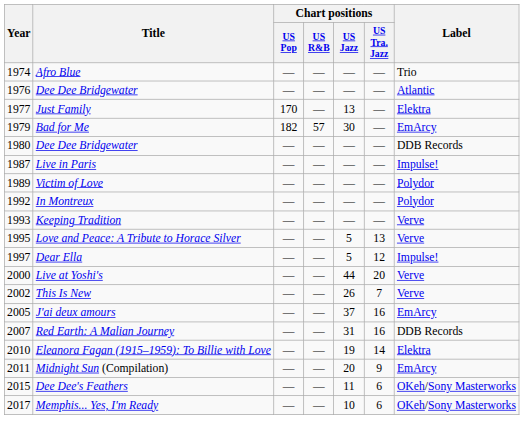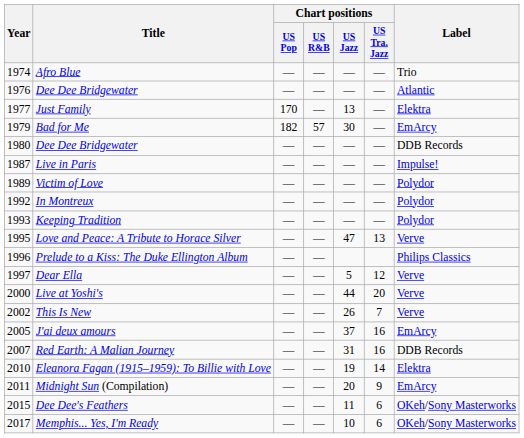(411, 220) Verve -> (415, 220) Polydor
(349, 238) 5 -> (349, 238) 47
+ row: (19, 257)
(418, 257) Impulse! -> (411, 275) Verve
